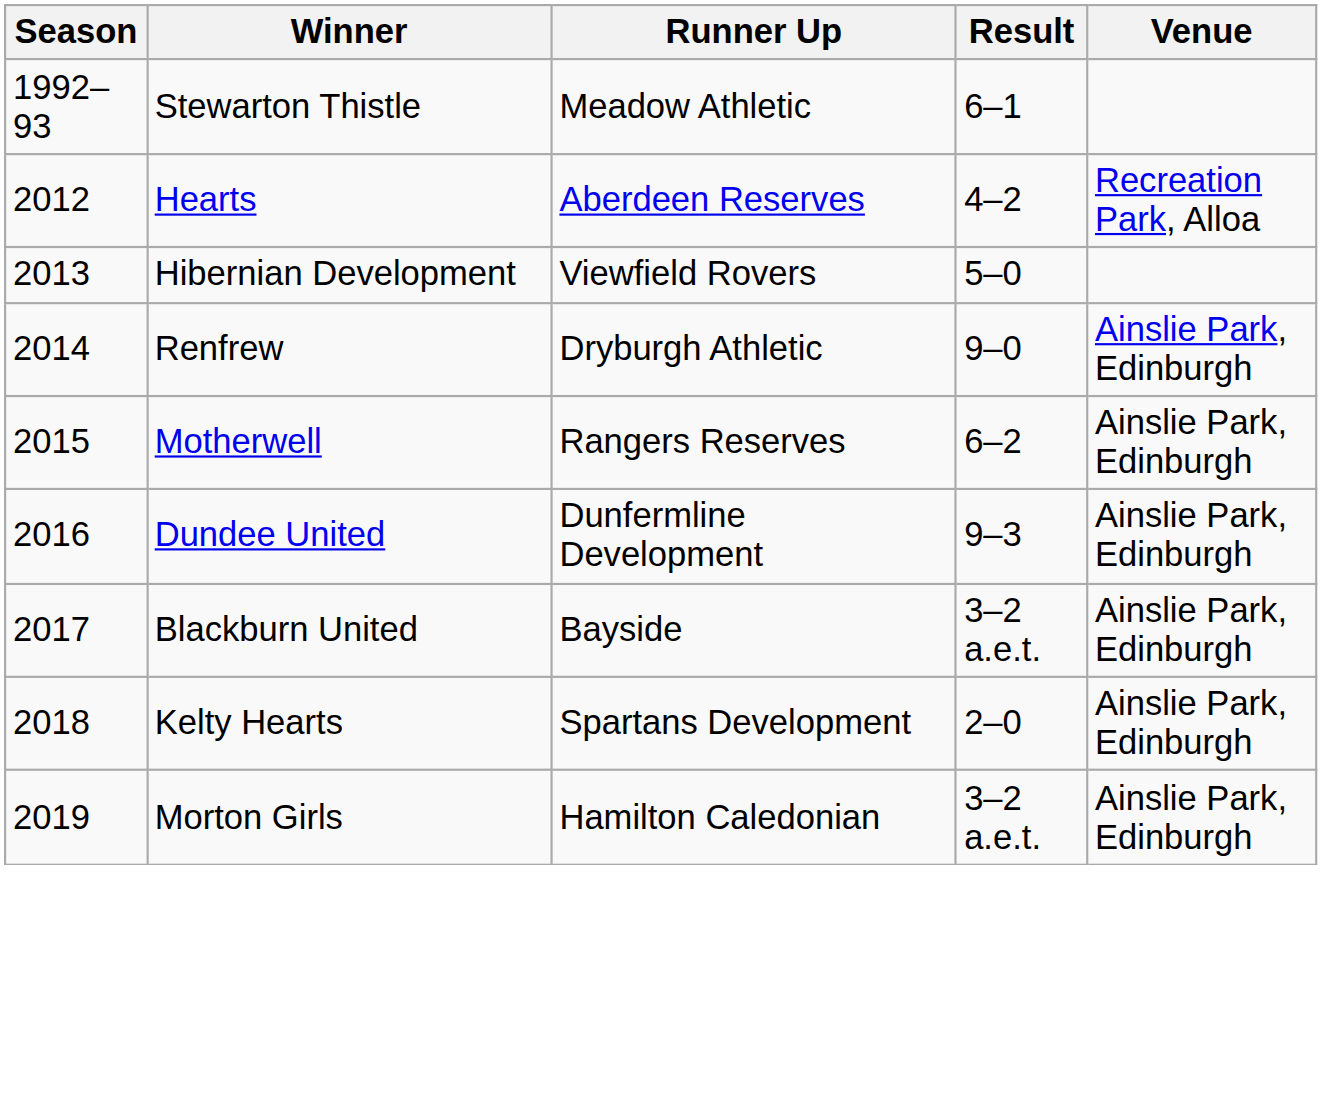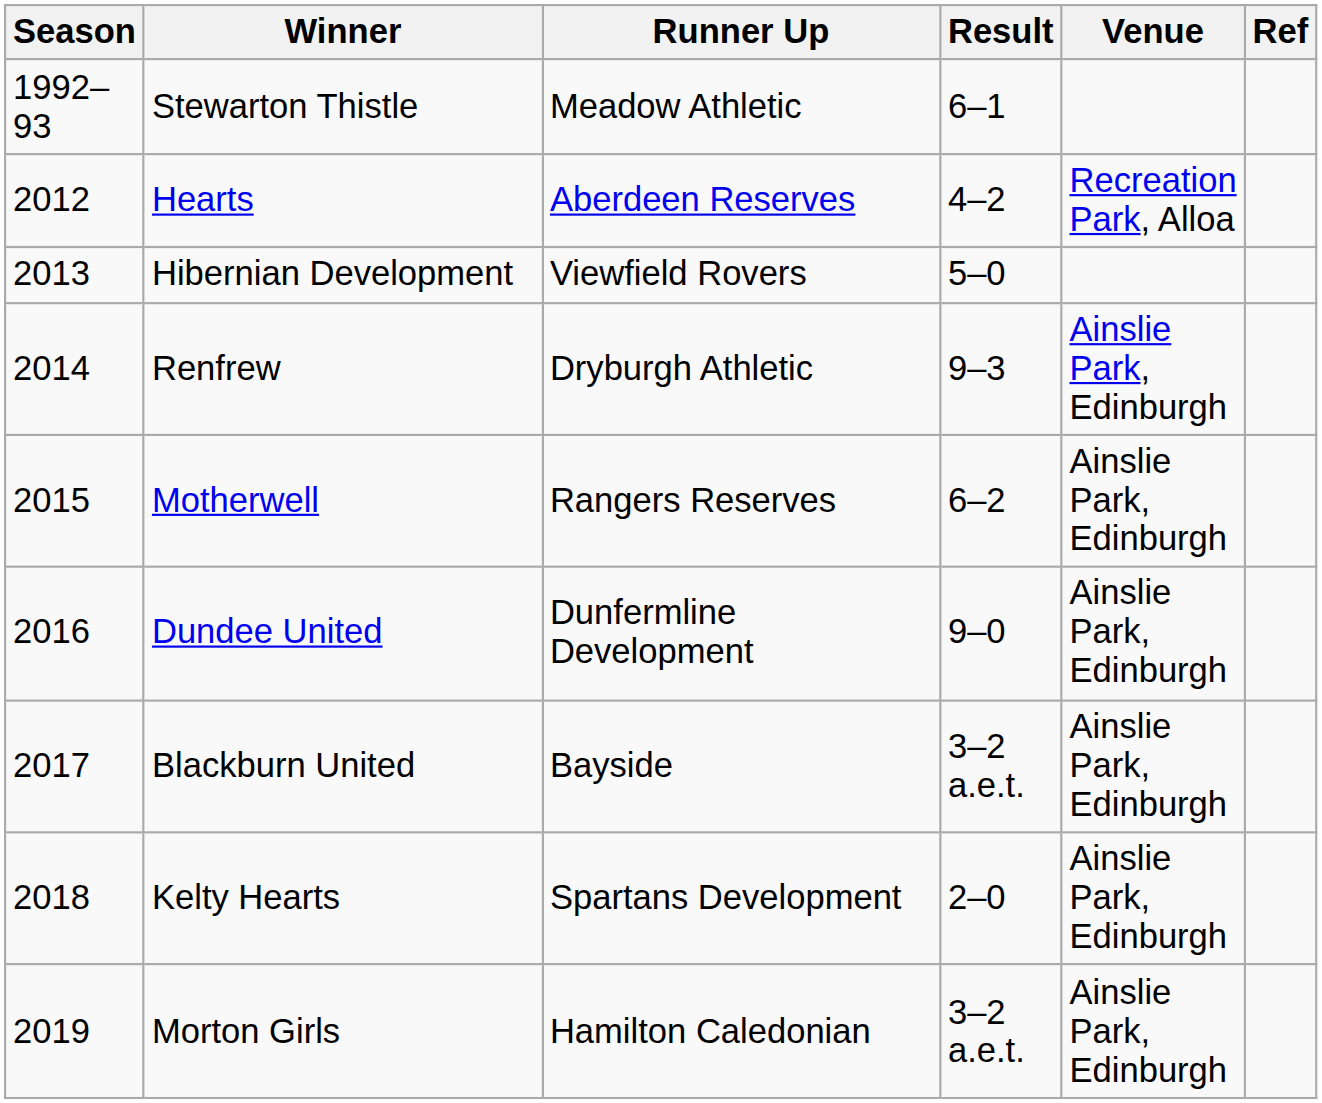+ column: (1280, 31)
(993, 348) 9–0 -> (977, 367) 9–3
(993, 535) 9–3 -> (977, 632) 9–0
